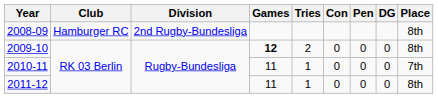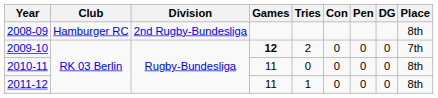(415, 48) 8th -> (415, 48) 7th
(308, 66) 1 -> (308, 66) 0
(415, 66) 7th -> (415, 66) 8th
